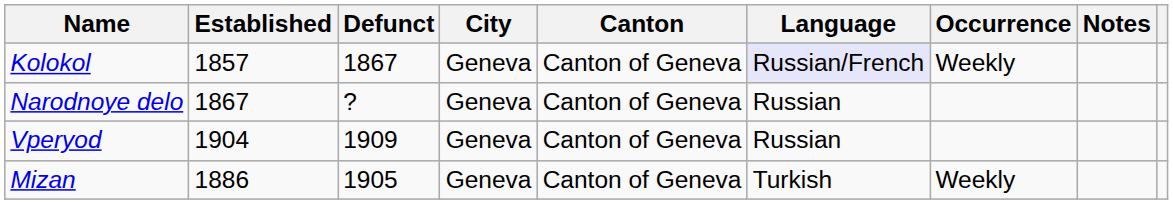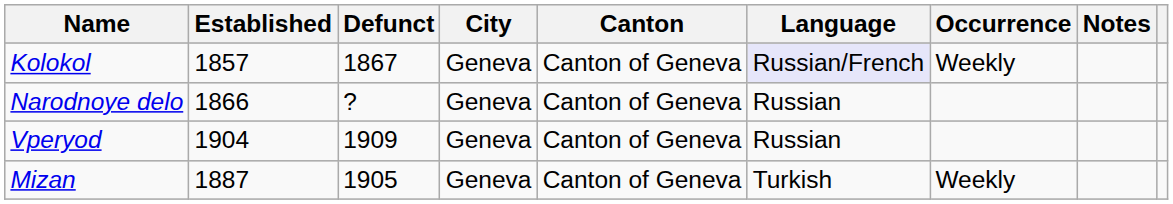(222, 101) 1867 -> (222, 101) 1866
(222, 179) 1886 -> (222, 179) 1887
